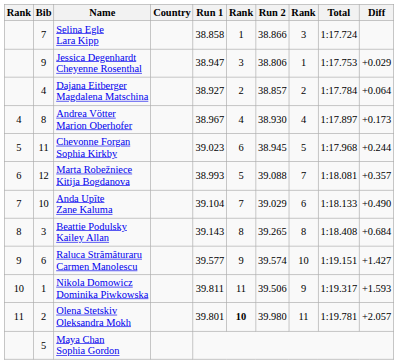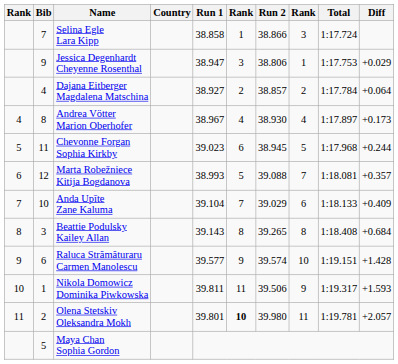(377, 204) +0.490 -> (377, 204) +0.409
(377, 260) +1.427 -> (377, 260) +1.428
